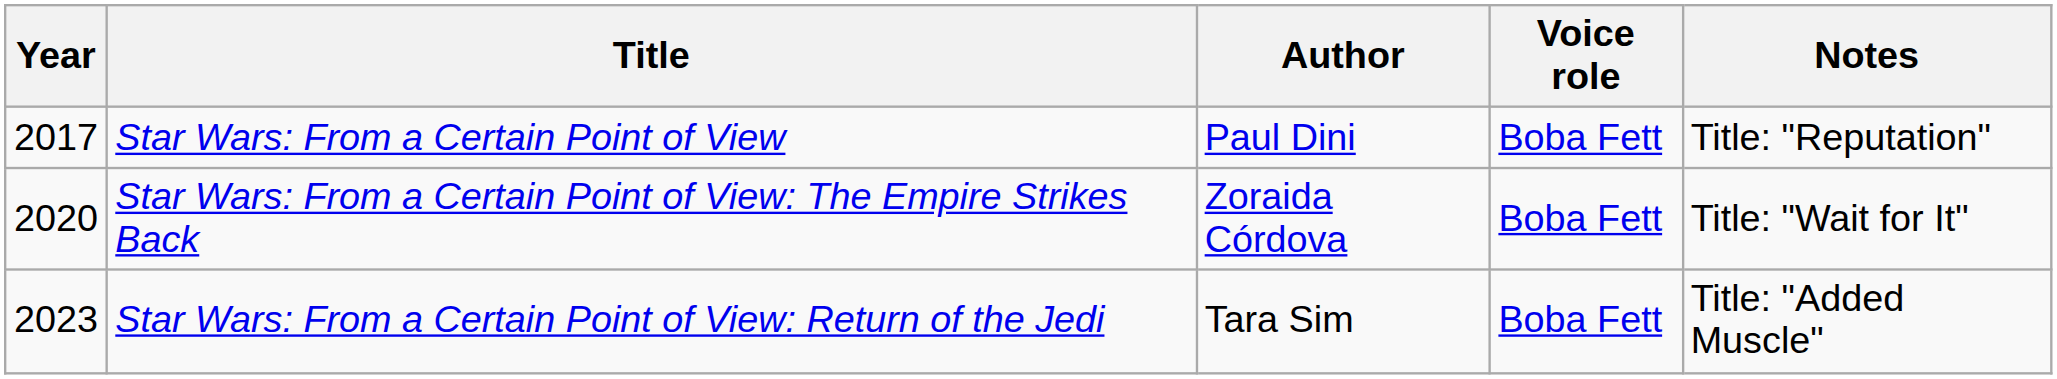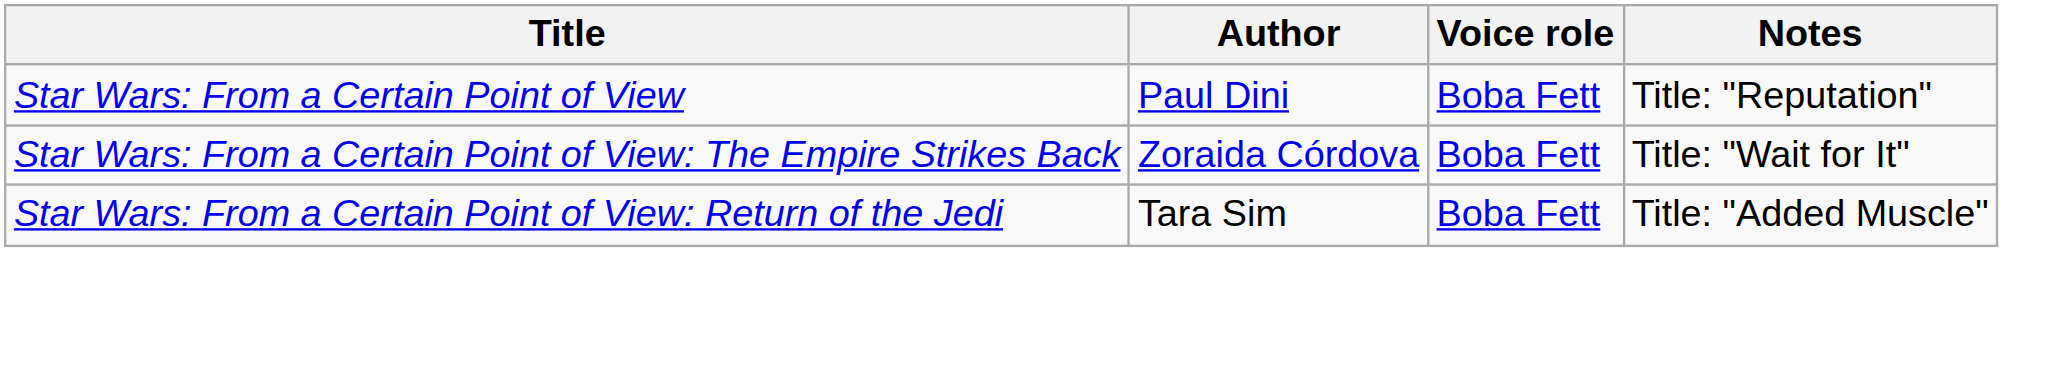- column: (56, 55)
